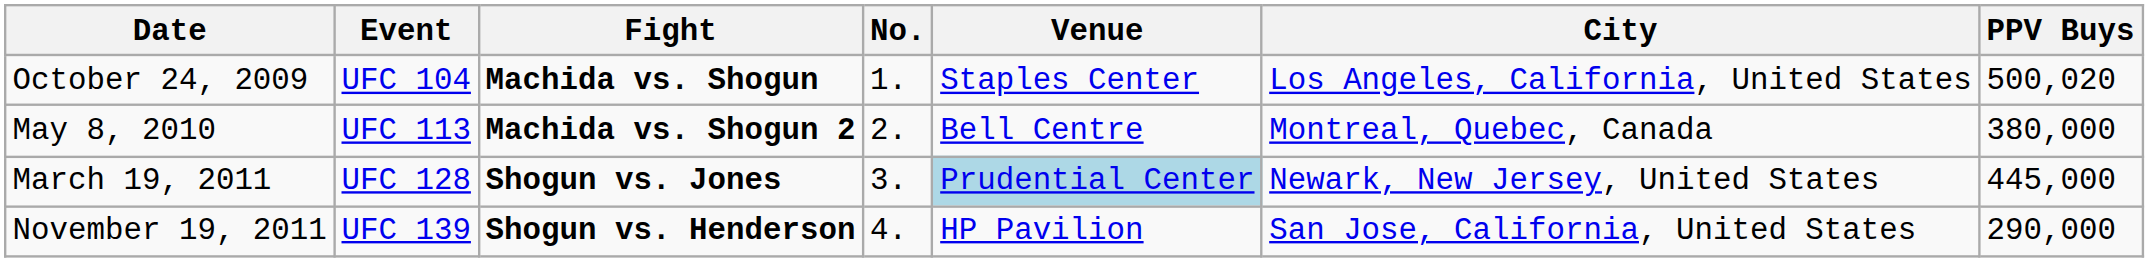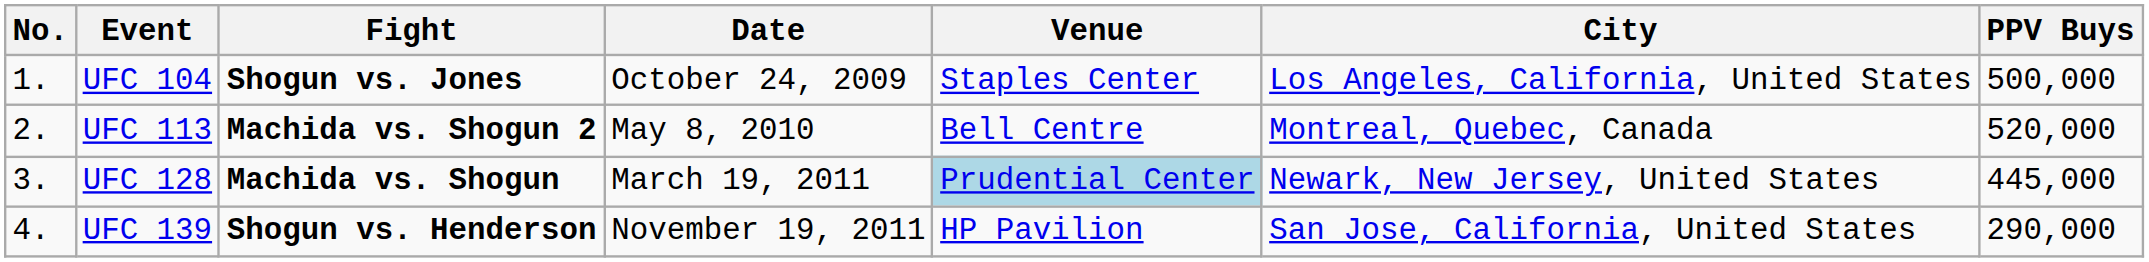columns swapped: (898, 30) <-> (170, 30)
(652, 81) Machida vs. Shogun -> (375, 81) Shogun vs. Jones
(2051, 81) 500,020 -> (2051, 81) 500,000
(2051, 131) 380,000 -> (2051, 131) 520,000
(634, 181) Shogun vs. Jones -> (393, 181) Machida vs. Shogun
